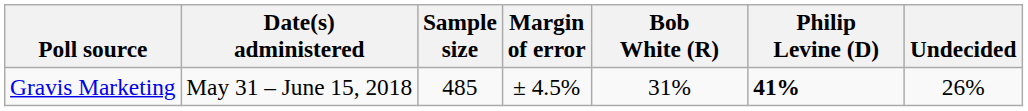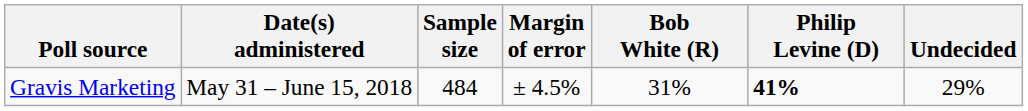(460, 86) 485 -> (460, 86) 484
(963, 86) 26% -> (963, 86) 29%
